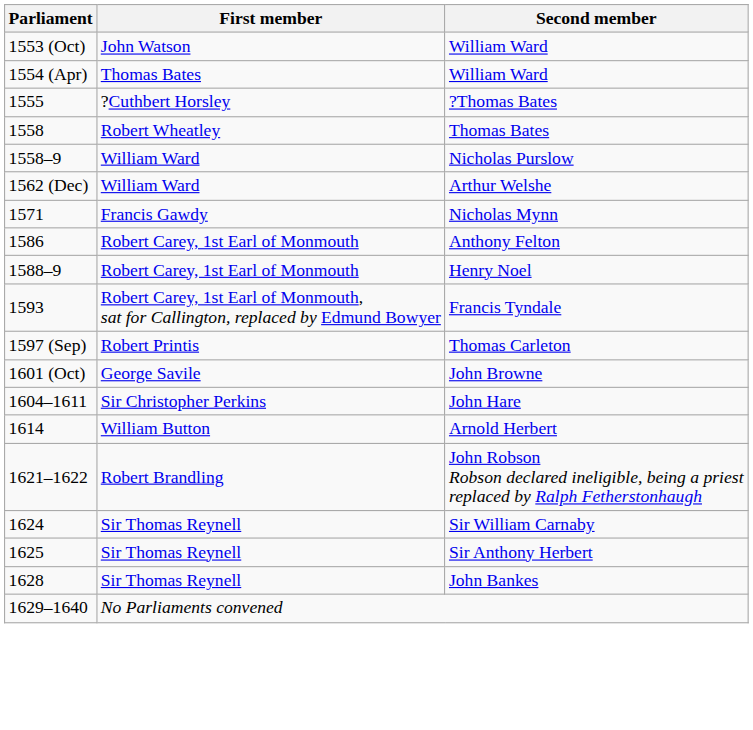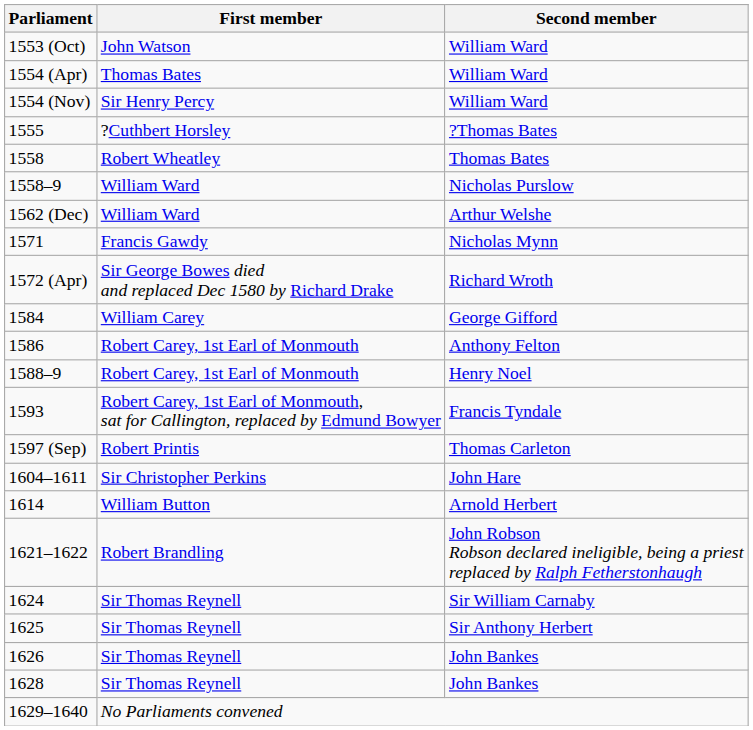+ row: (49, 102)
+ row: (48, 279)
+ row: (26, 317)
- row: (47, 373)
+ row: (26, 655)
